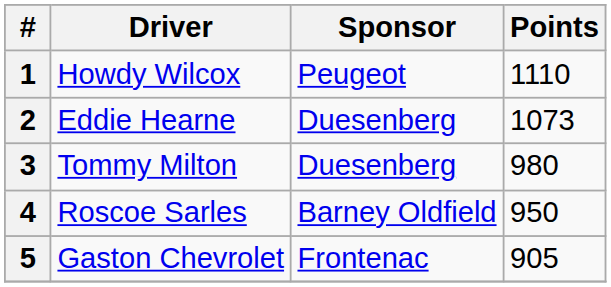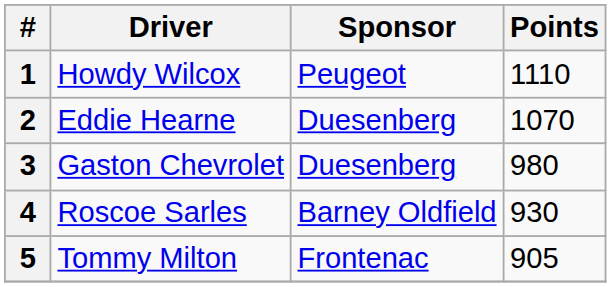(542, 119) 1073 -> (542, 119) 1070
(147, 166) Tommy Milton -> (171, 166) Gaston Chevrolet
(534, 212) 950 -> (534, 212) 930
(171, 258) Gaston Chevrolet -> (147, 258) Tommy Milton
